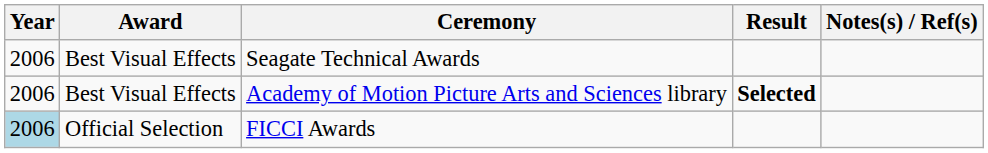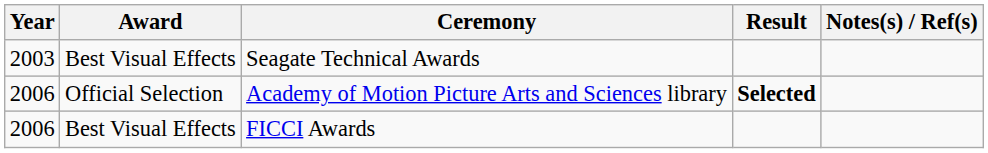(32, 57) 2006 -> (32, 57) 2003
(150, 93) Best Visual Effects -> (144, 93) Official Selection
(32, 128) lightblue background -> (32, 128) no background
(144, 128) Official Selection -> (150, 128) Best Visual Effects
